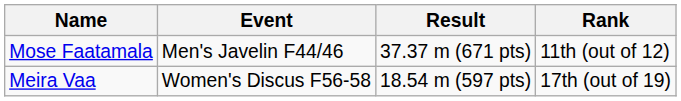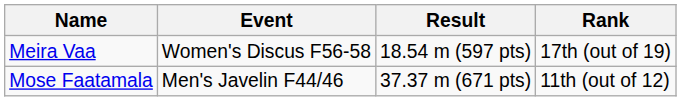rows swapped: (81, 51) <-> (52, 81)
